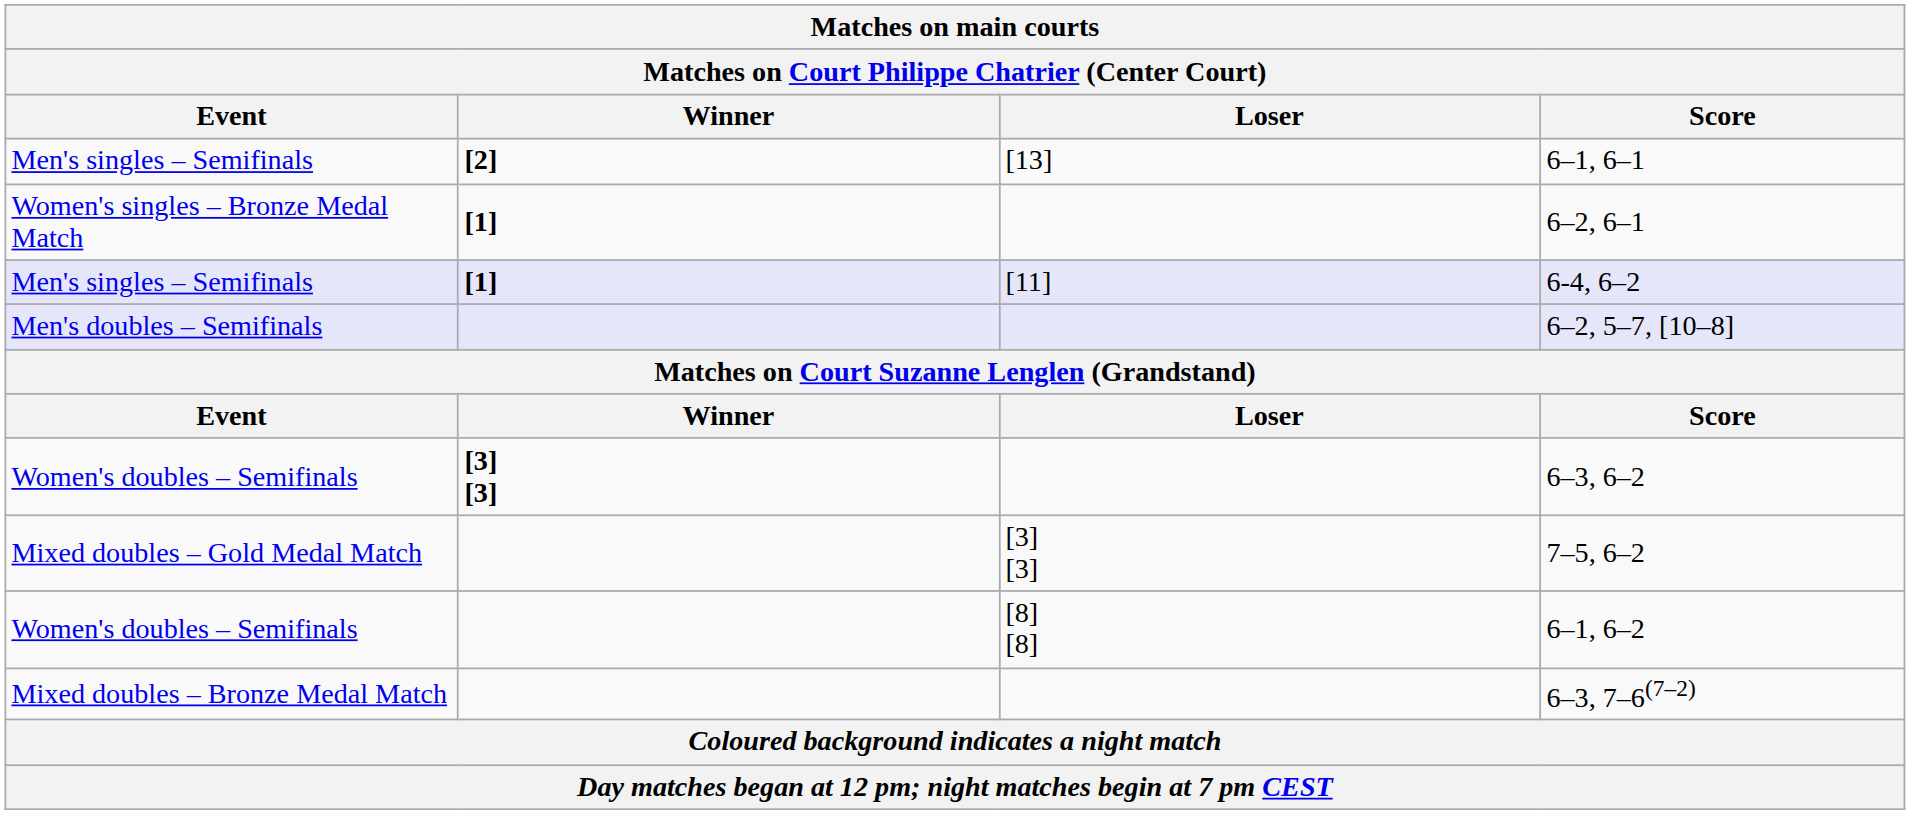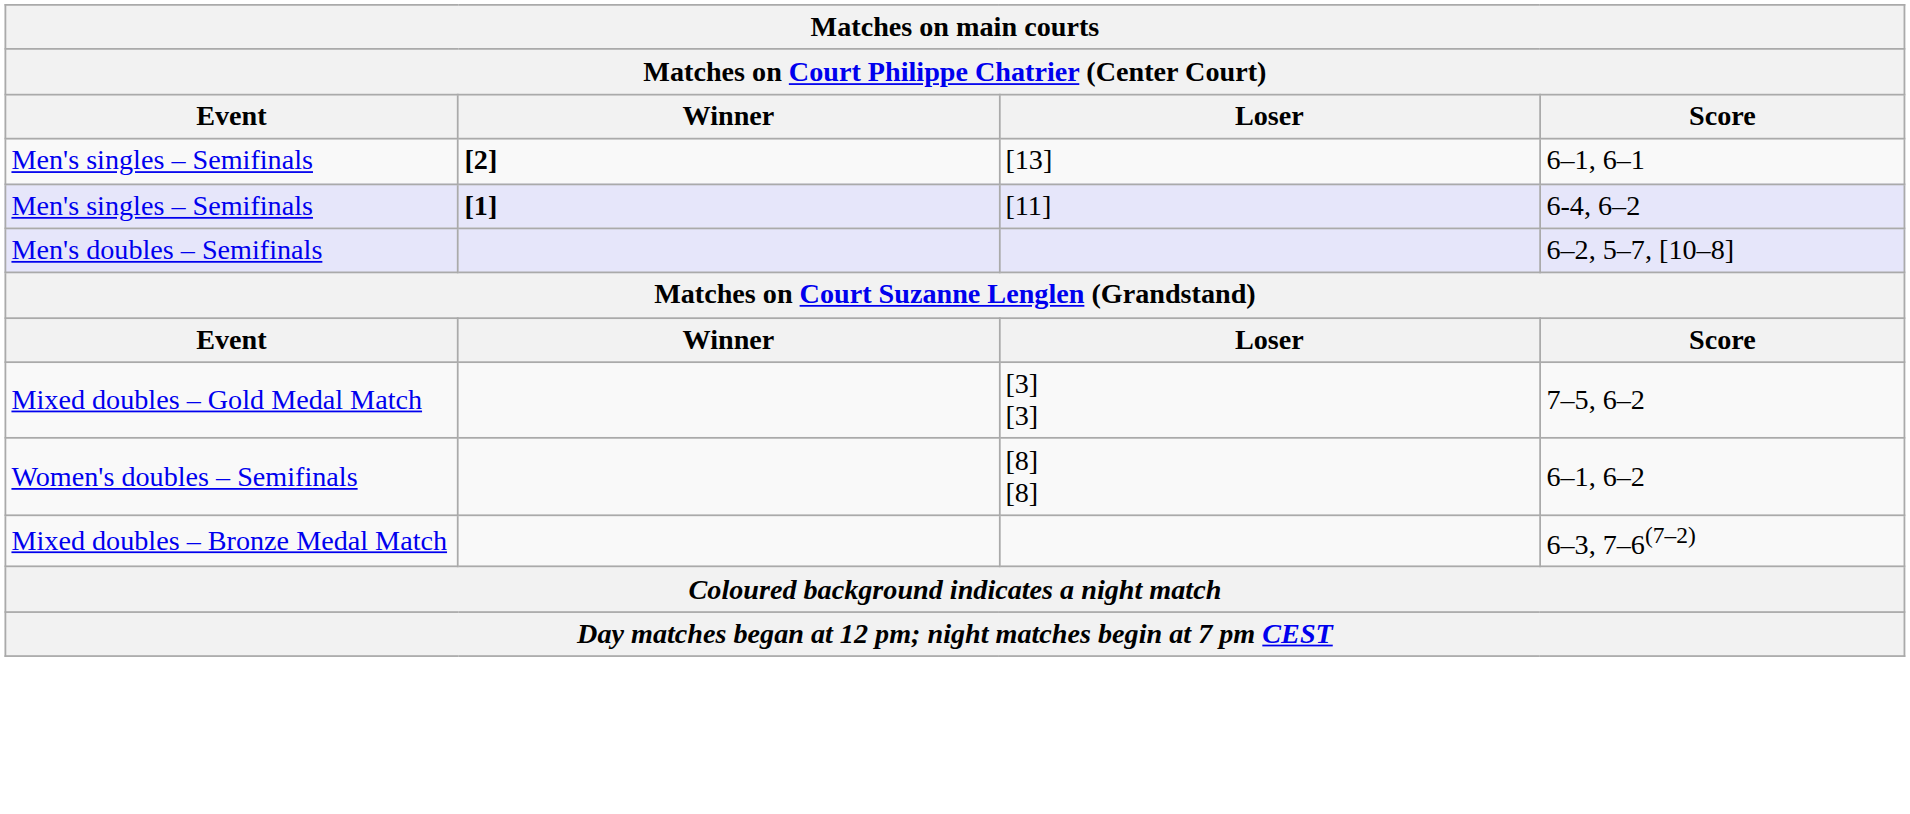- row: (1596, 221)
- row: (1596, 476)
